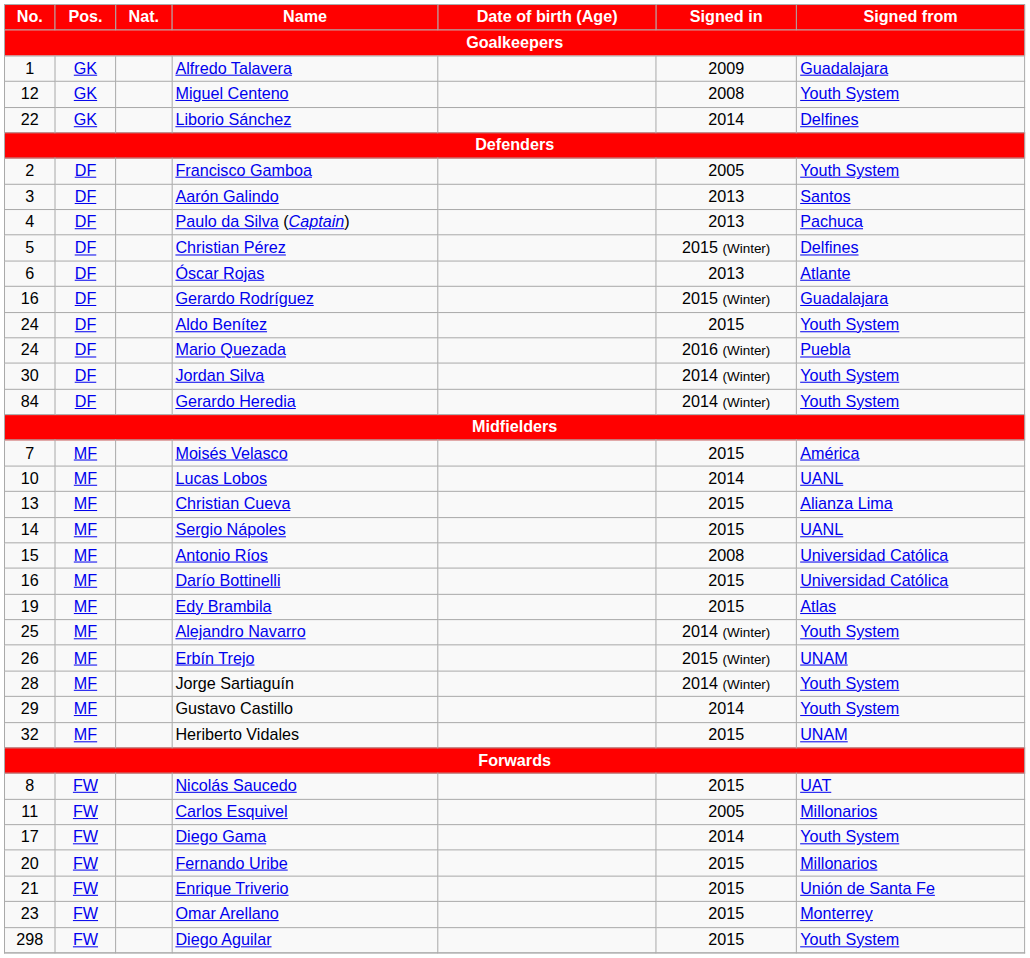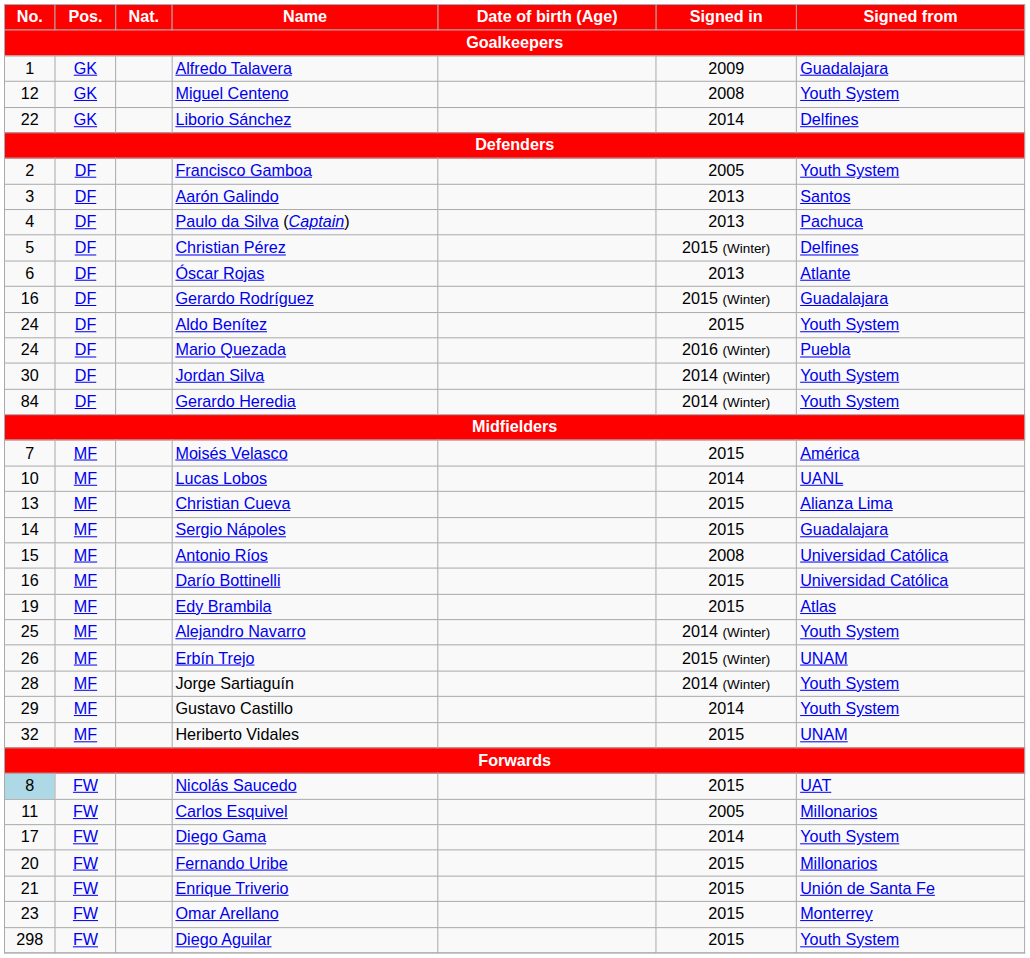(822, 529) UANL -> (844, 529) Guadalajara
(30, 786) no background -> (30, 786) lightblue background
